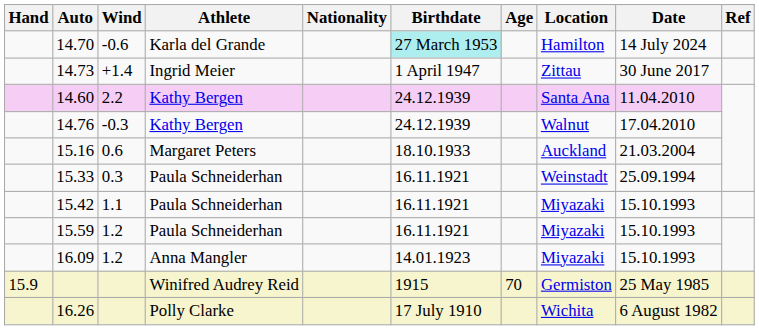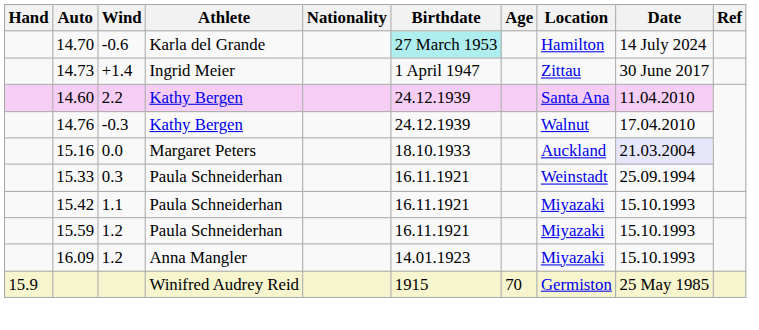(112, 151) 0.6 -> (112, 151) 0.0
(657, 151) no background -> (657, 151) lavender background
- row: (75, 310)
